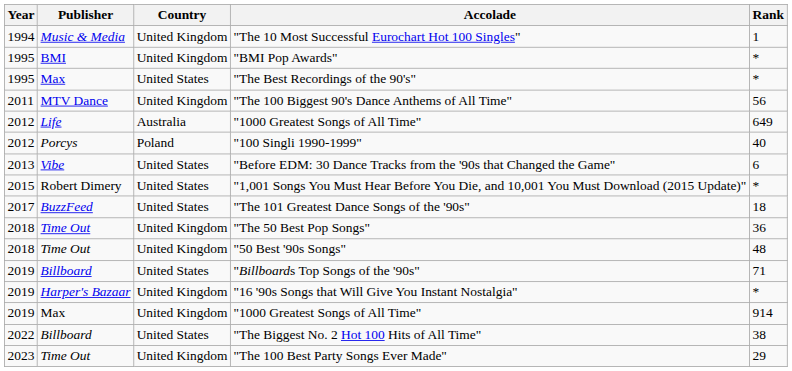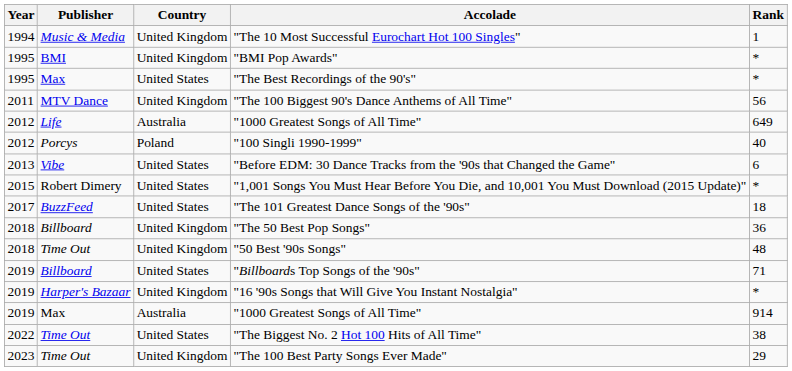(65, 228) Time Out -> (66, 228) Billboard
(182, 313) United Kingdom -> (161, 313) Australia
(66, 334) Billboard -> (65, 334) Time Out
